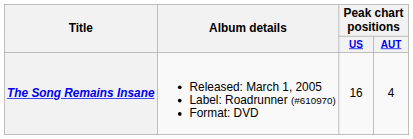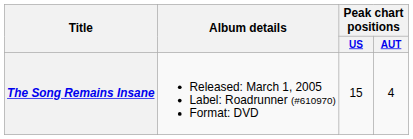(356, 93) 16 -> (356, 93) 15
